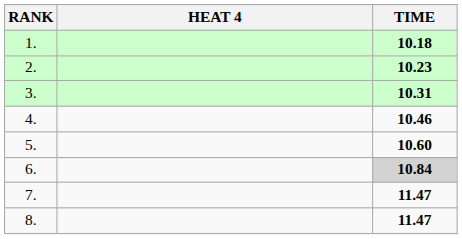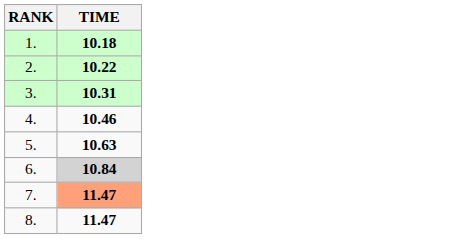- column: (215, 17)
(415, 68) 10.23 -> (99, 68) 10.22
(415, 144) 10.60 -> (99, 144) 10.63
(415, 195) no background -> (99, 195) lightsalmon background
